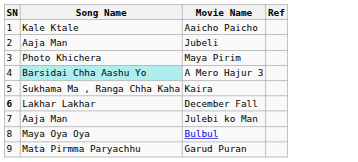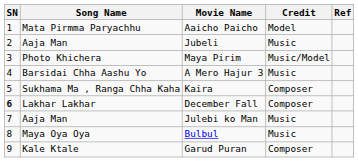+ column: (299, 12)
(50, 27) Kale Ktale -> (81, 27) Mata Pirmma Paryachhu
(84, 73) paleturquoise background -> (84, 73) no background
(81, 149) Mata Pirmma Paryachhu -> (50, 149) Kale Ktale
